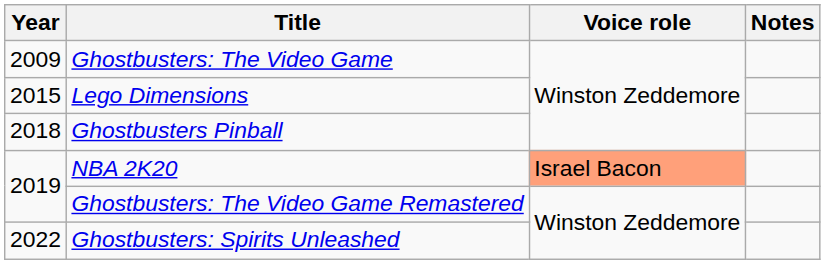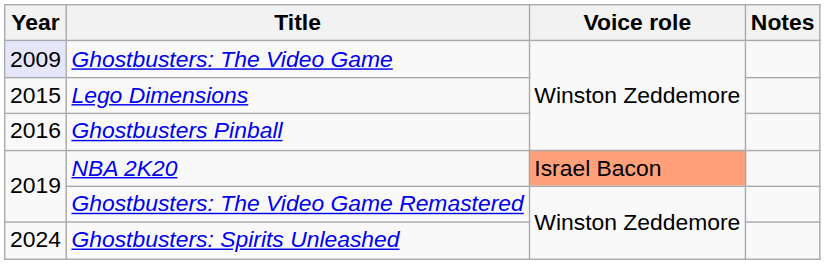(35, 58) no background -> (35, 58) lavender background
(35, 131) 2018 -> (35, 131) 2016
(35, 240) 2022 -> (35, 240) 2024
